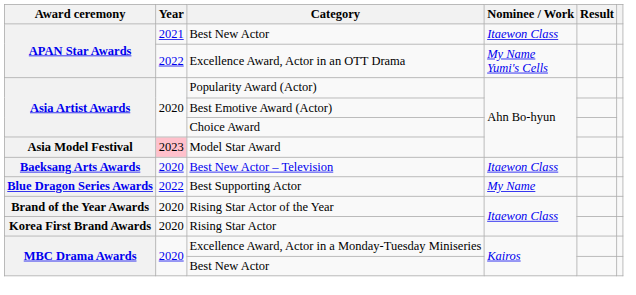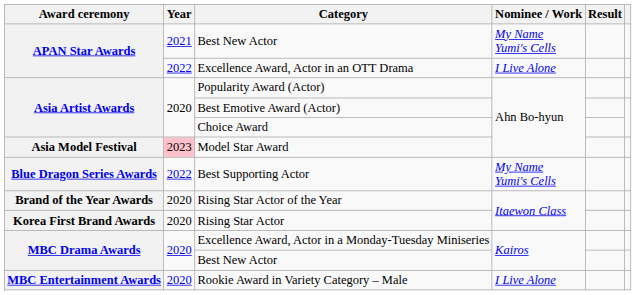(523, 34) Itaewon Class -> (526, 41) My Name Yumi's Cells
(518, 61) My Name Yumi's Cells -> (526, 68) I Live Alone
- row: (80, 166)
(511, 186) My Name -> (526, 174) My Name Yumi's Cells
+ row: (84, 279)
